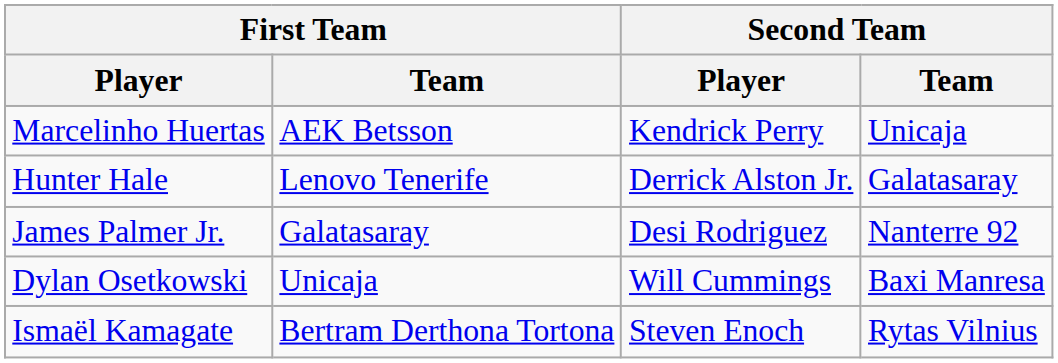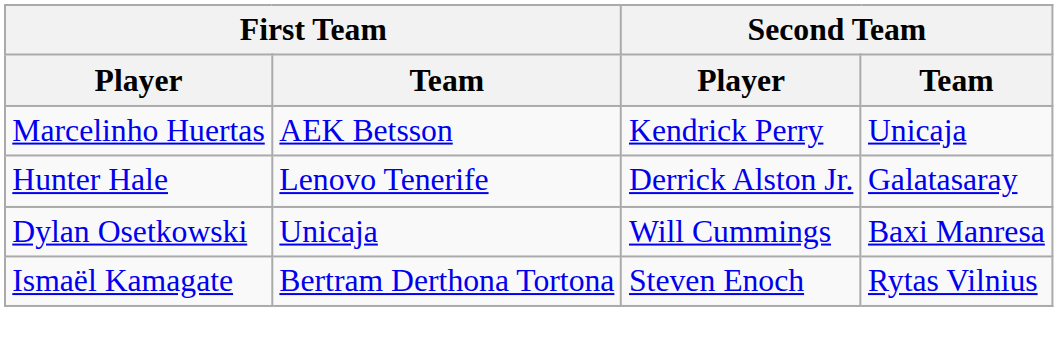- row: (118, 230)
